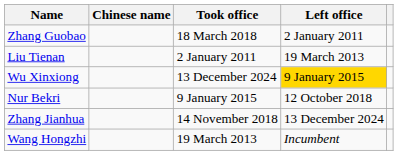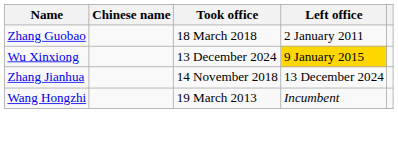- row: (36, 56)
- row: (34, 98)
